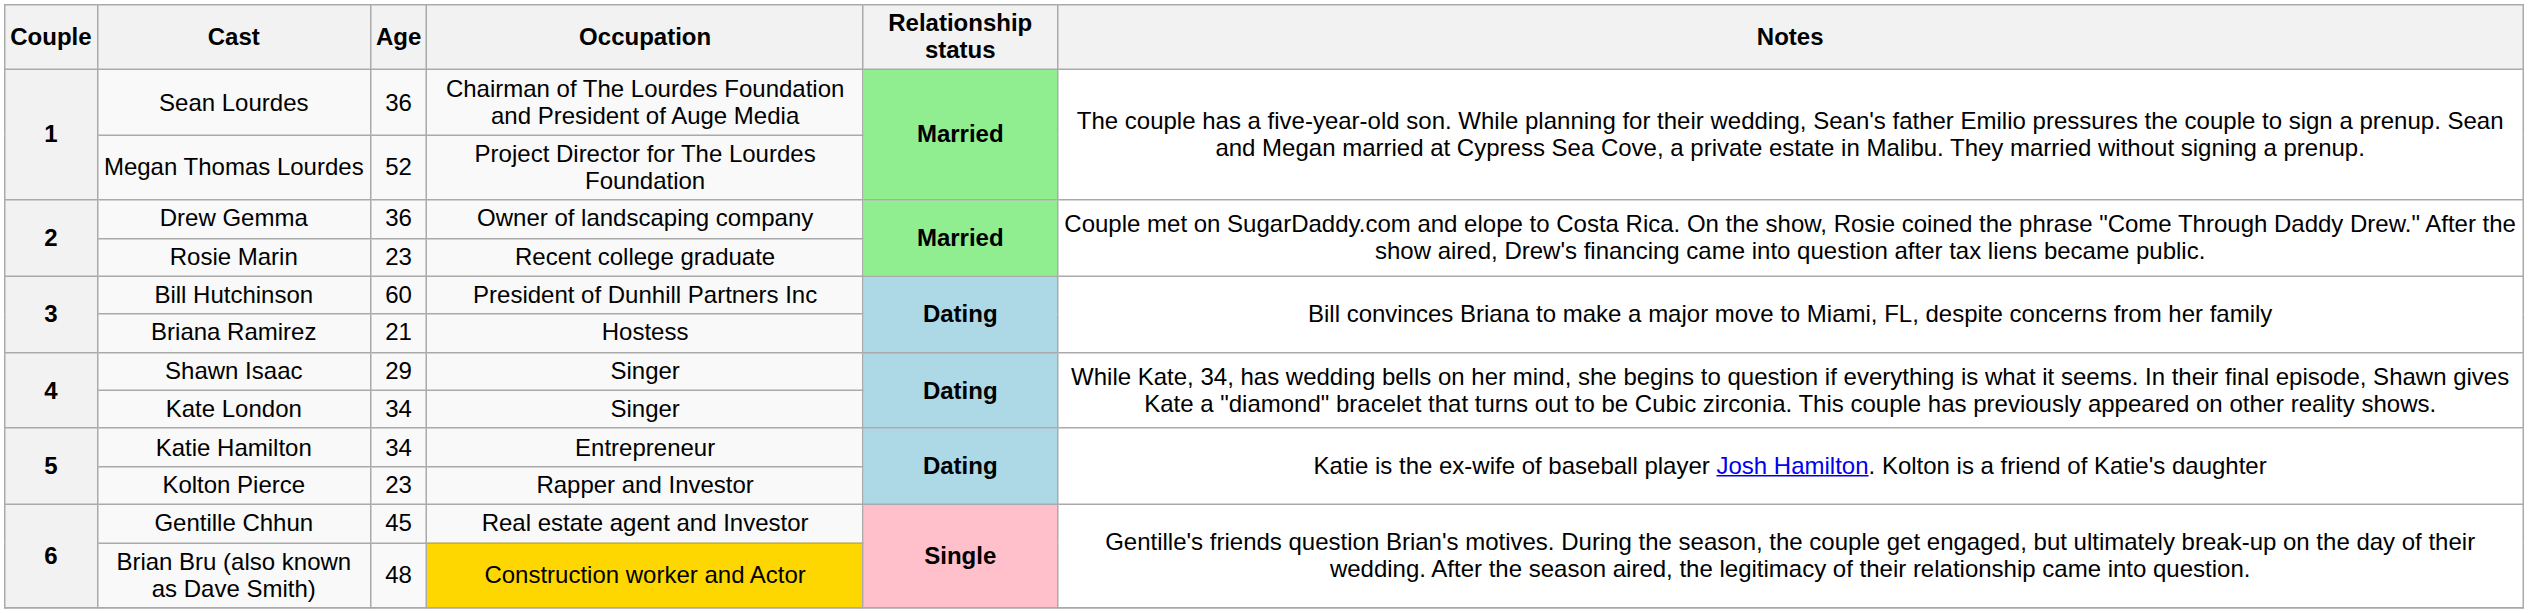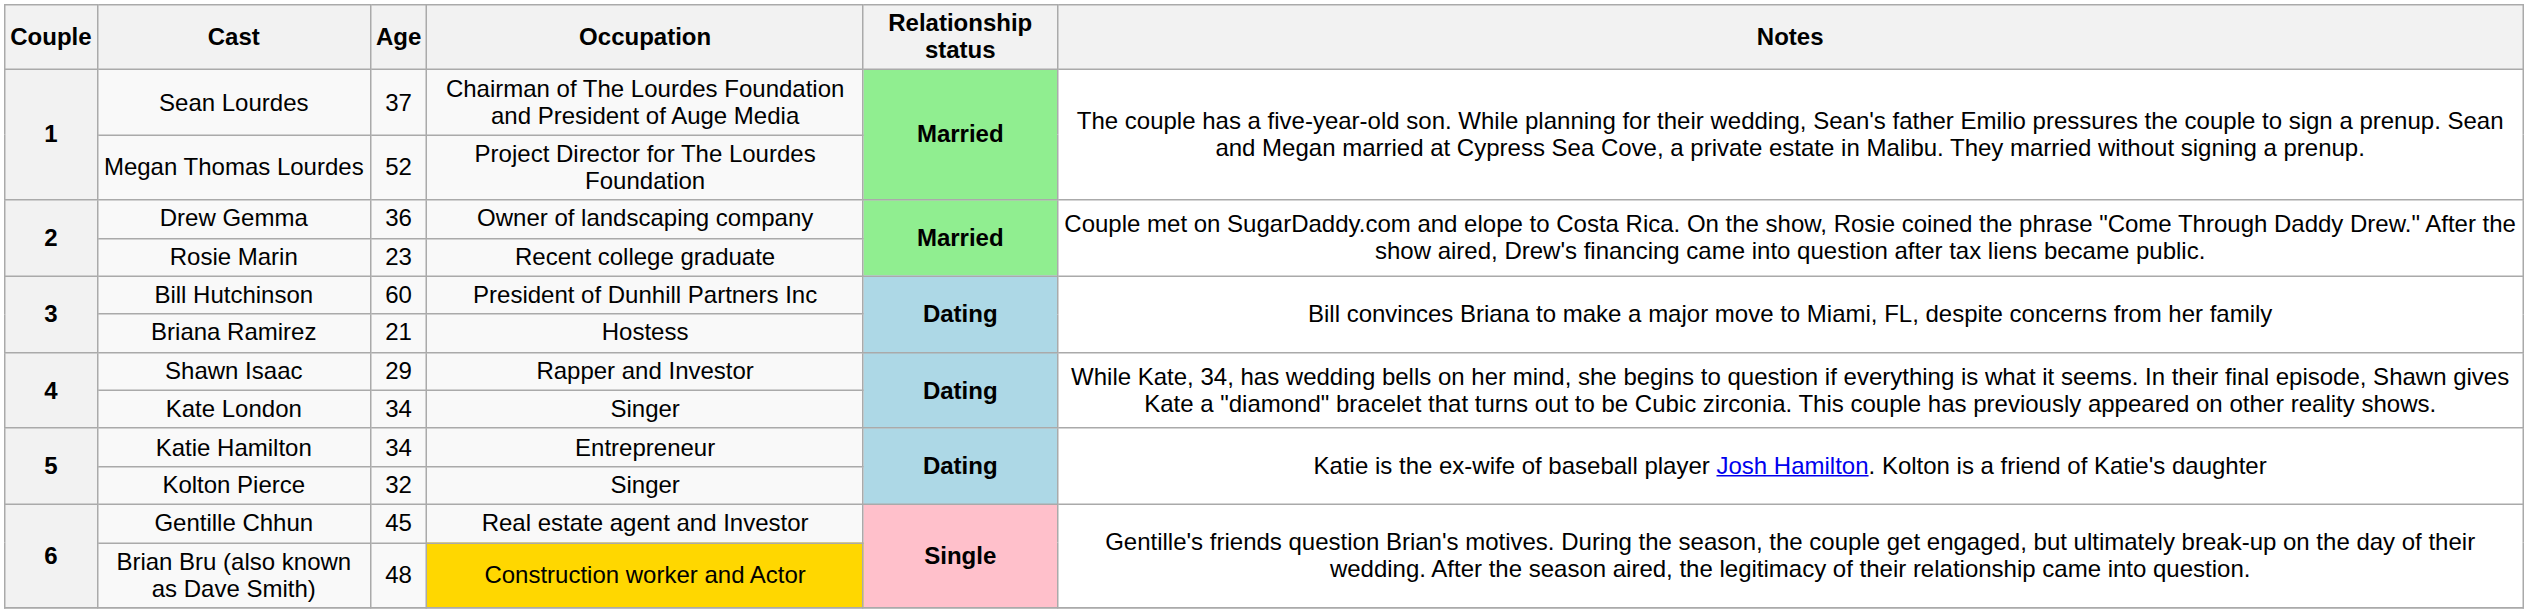(399, 102) 36 -> (399, 102) 37
(645, 370) Singer -> (645, 370) Rapper and Investor
(399, 485) 23 -> (399, 485) 32
(645, 485) Rapper and Investor -> (645, 485) Singer
